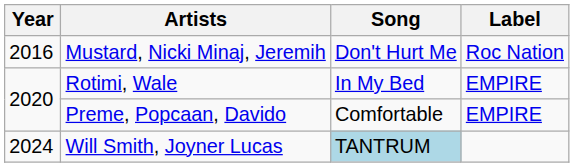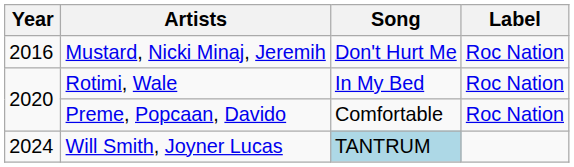(504, 83) EMPIRE -> (515, 83) Roc Nation
(504, 114) EMPIRE -> (515, 114) Roc Nation
